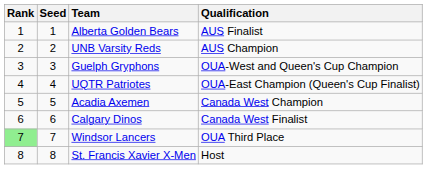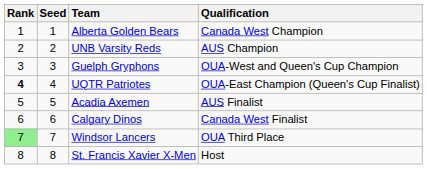(232, 31) AUS Finalist -> (262, 31) Canada West Champion
(21, 84) normal -> (21, 84) bold
(262, 102) Canada West Champion -> (232, 102) AUS Finalist
